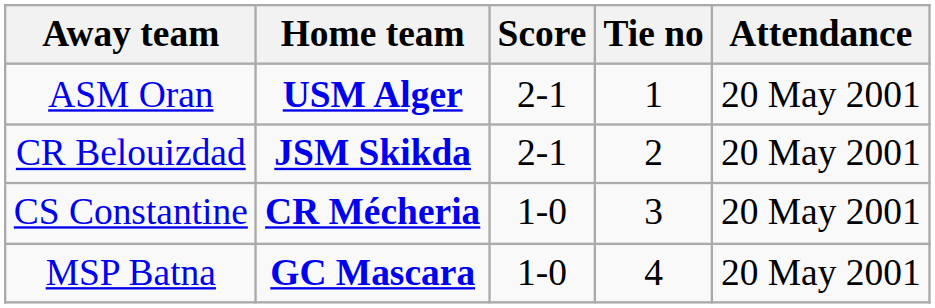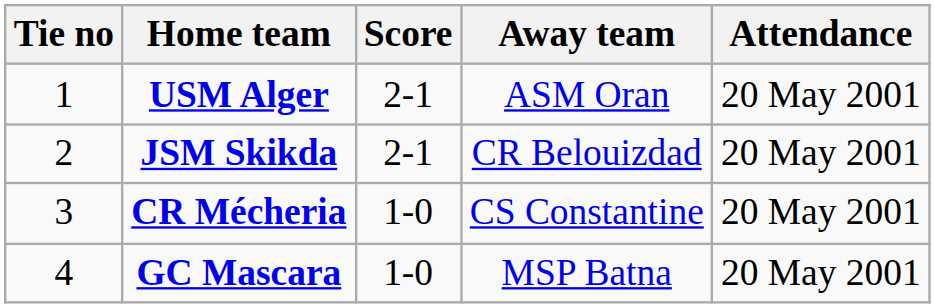columns swapped: (654, 34) <-> (131, 34)
